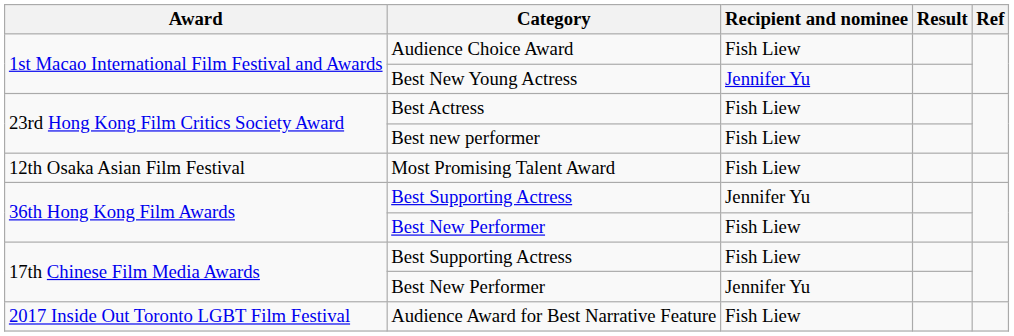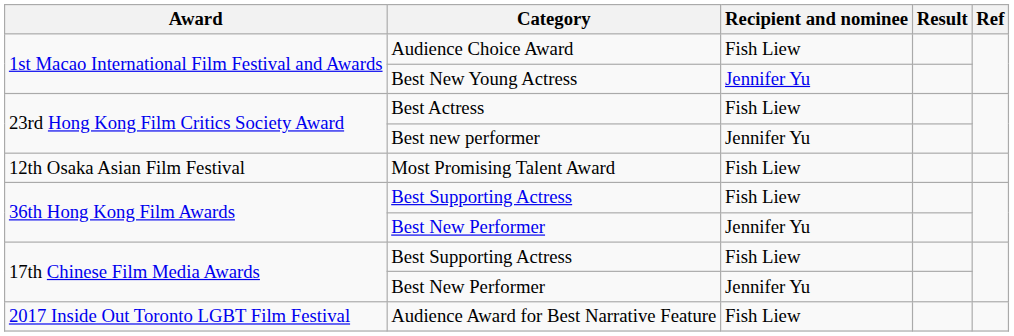(763, 138) Fish Liew -> (768, 138) Jennifer Yu
(768, 197) Jennifer Yu -> (763, 197) Fish Liew
(763, 227) Fish Liew -> (768, 227) Jennifer Yu
